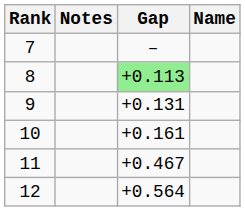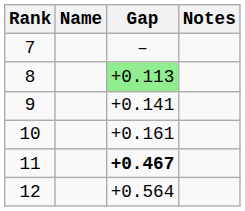columns swapped: (215, 19) <-> (86, 19)
(153, 106) +0.131 -> (142, 106) +0.141
(153, 163) normal -> (142, 163) bold
